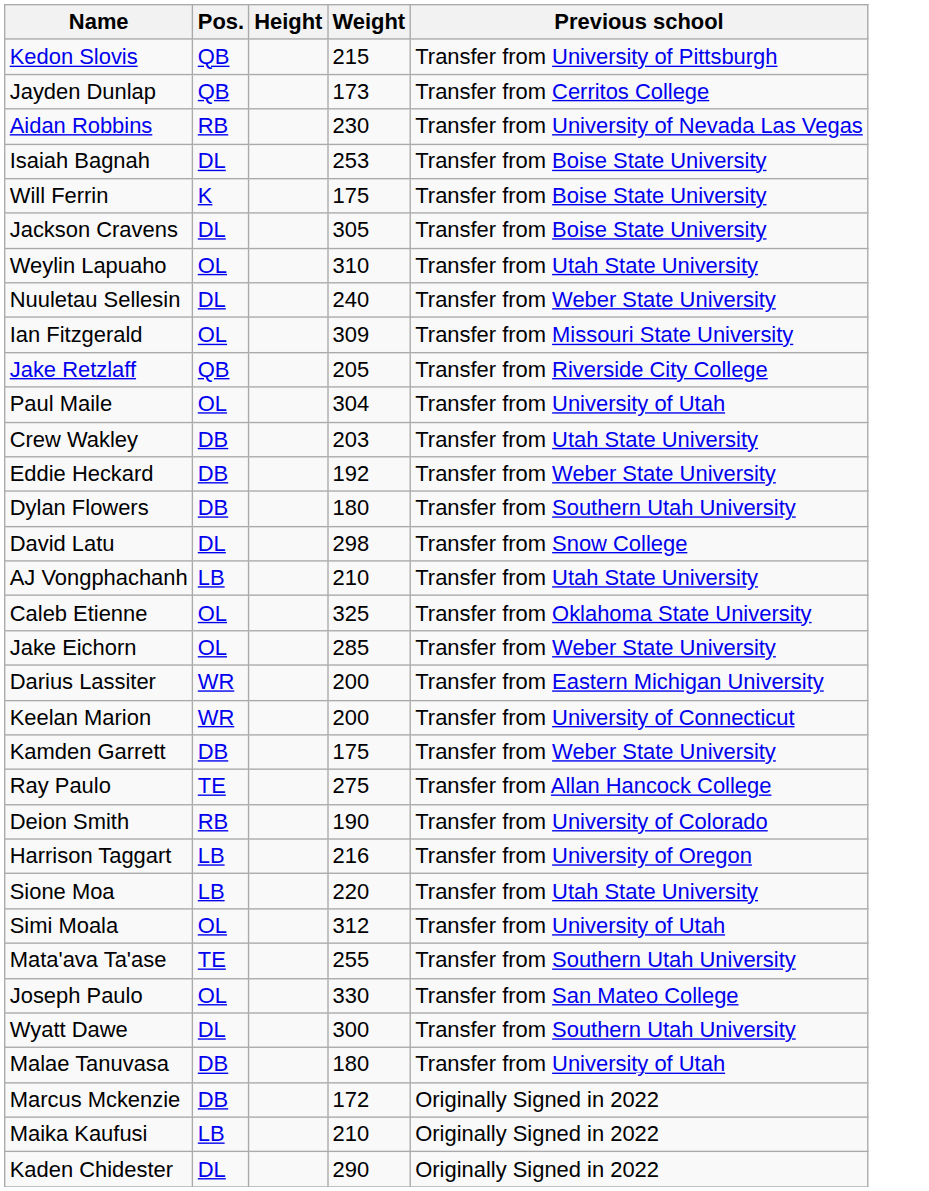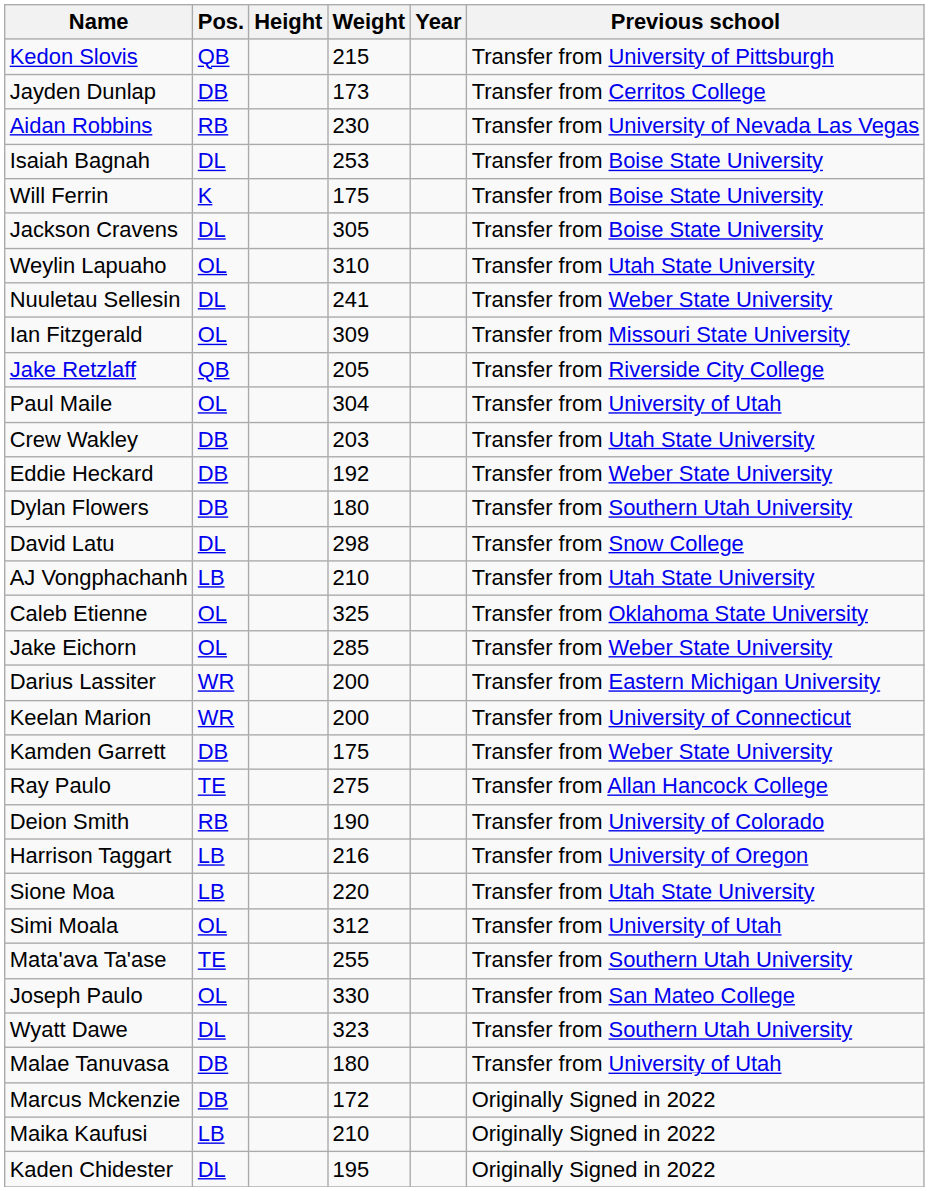+ column: (438, 21)
(214, 91) QB -> (213, 91) DB
(351, 299) 240 -> (351, 299) 241
(351, 1030) 300 -> (351, 1030) 323
(351, 1169) 290 -> (351, 1169) 195
